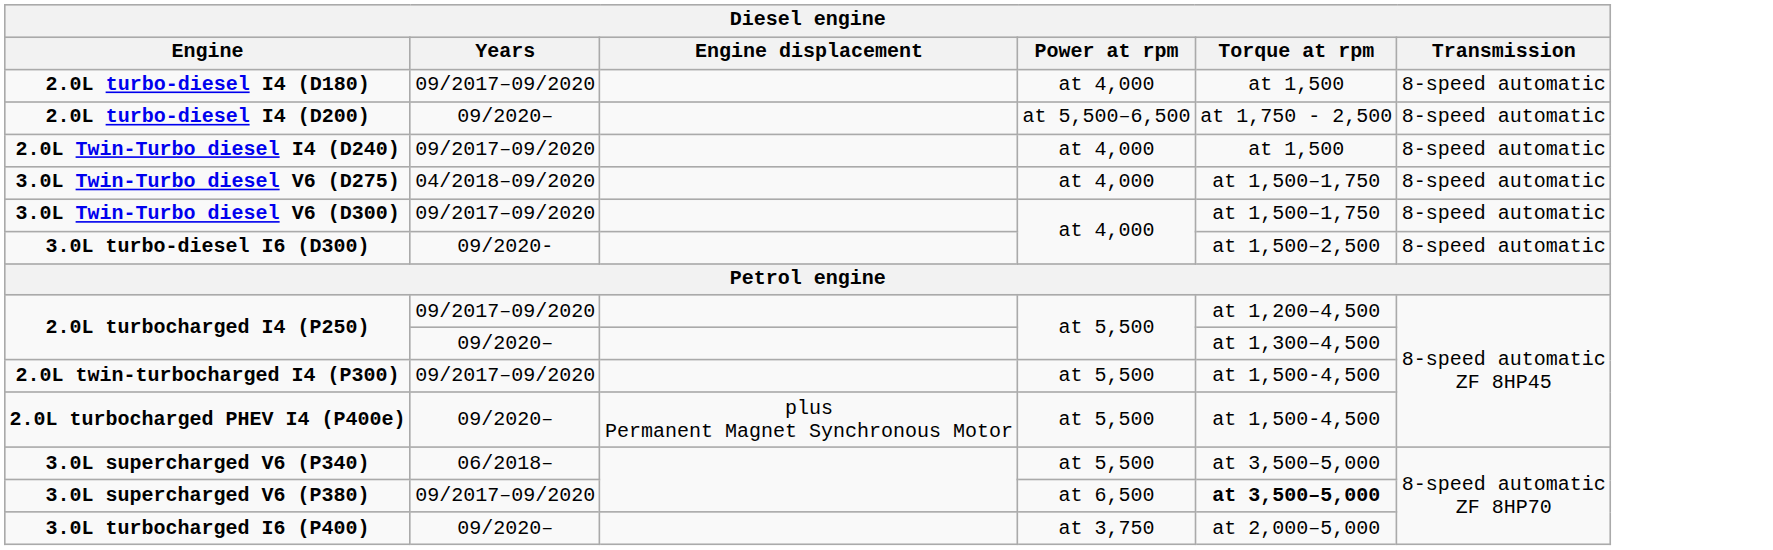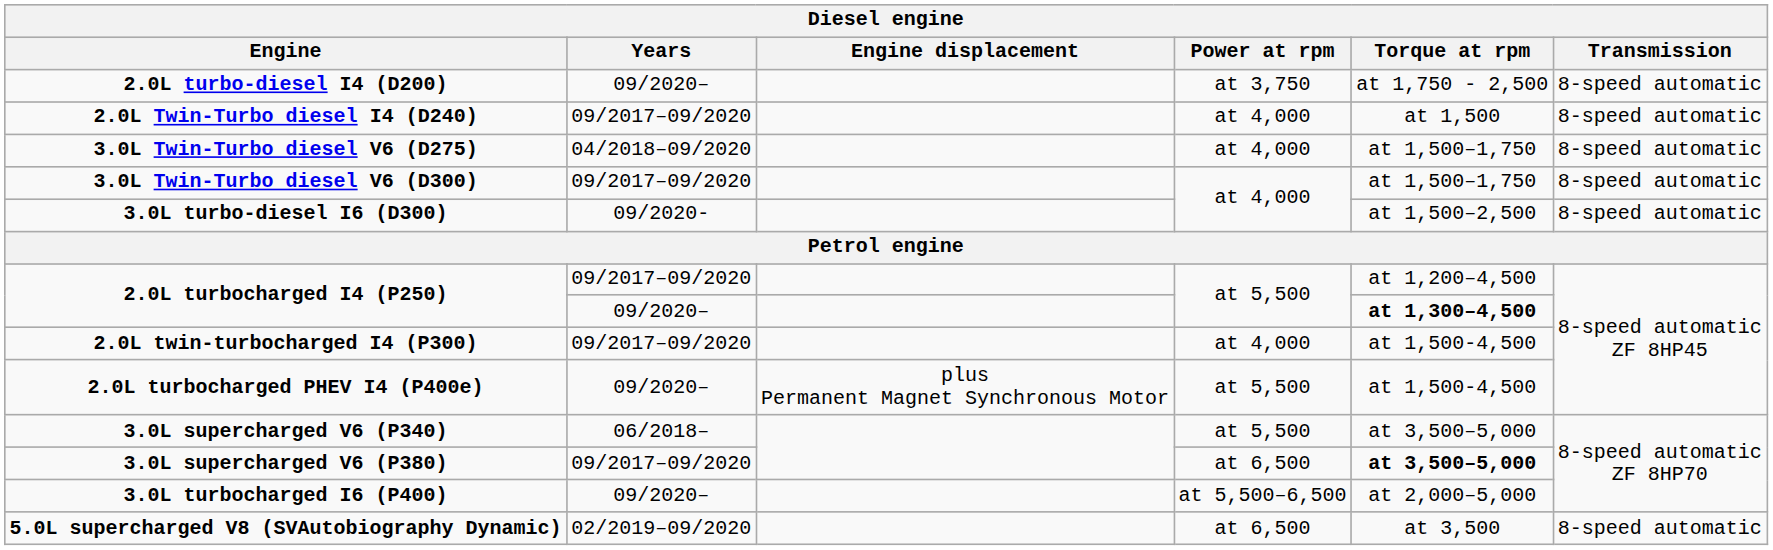- row: (208, 86)
(1107, 118) at 5,500–6,500 -> (1263, 86) at 3,750
(1296, 344) normal -> (1452, 312) bold
(1107, 377) at 5,500 -> (1263, 344) at 4,000
(1107, 528) at 3,750 -> (1263, 496) at 5,500–6,500
+ row: (286, 528)
